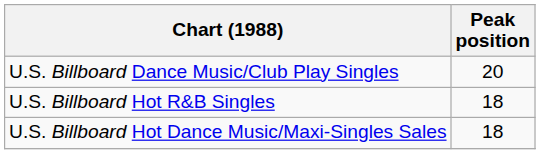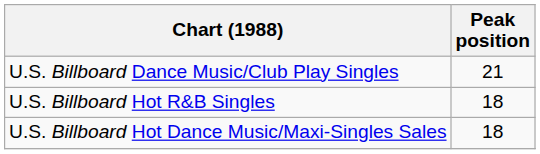(493, 71) 20 -> (493, 71) 21
